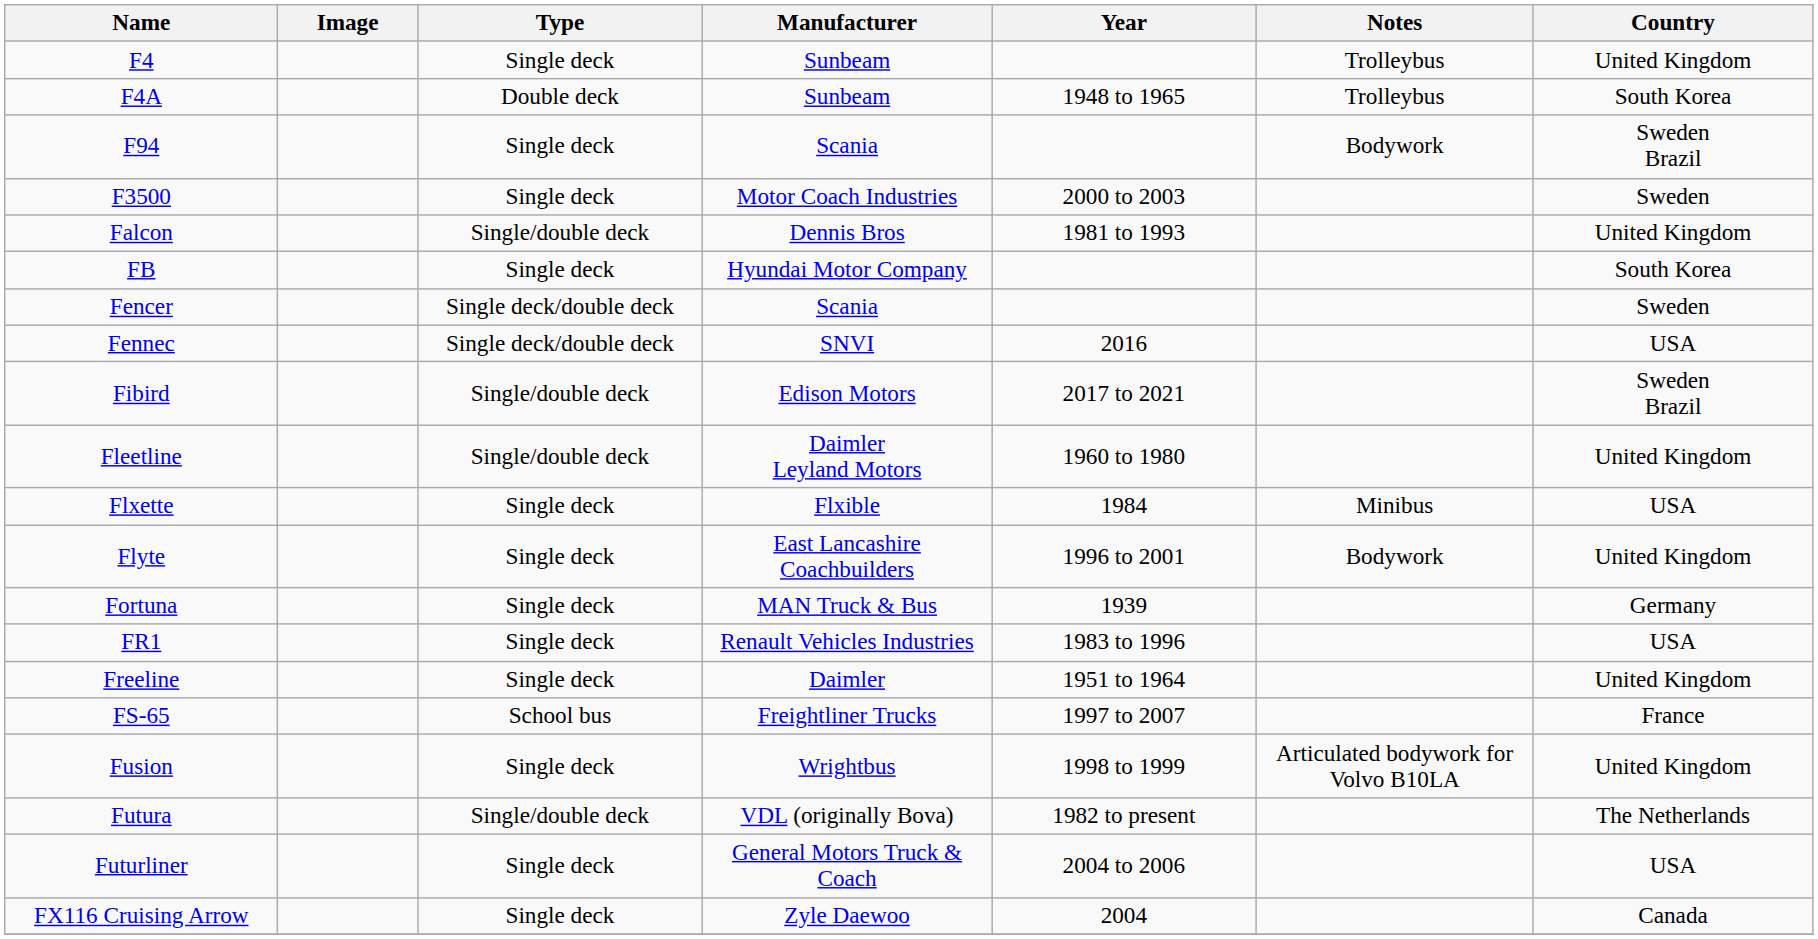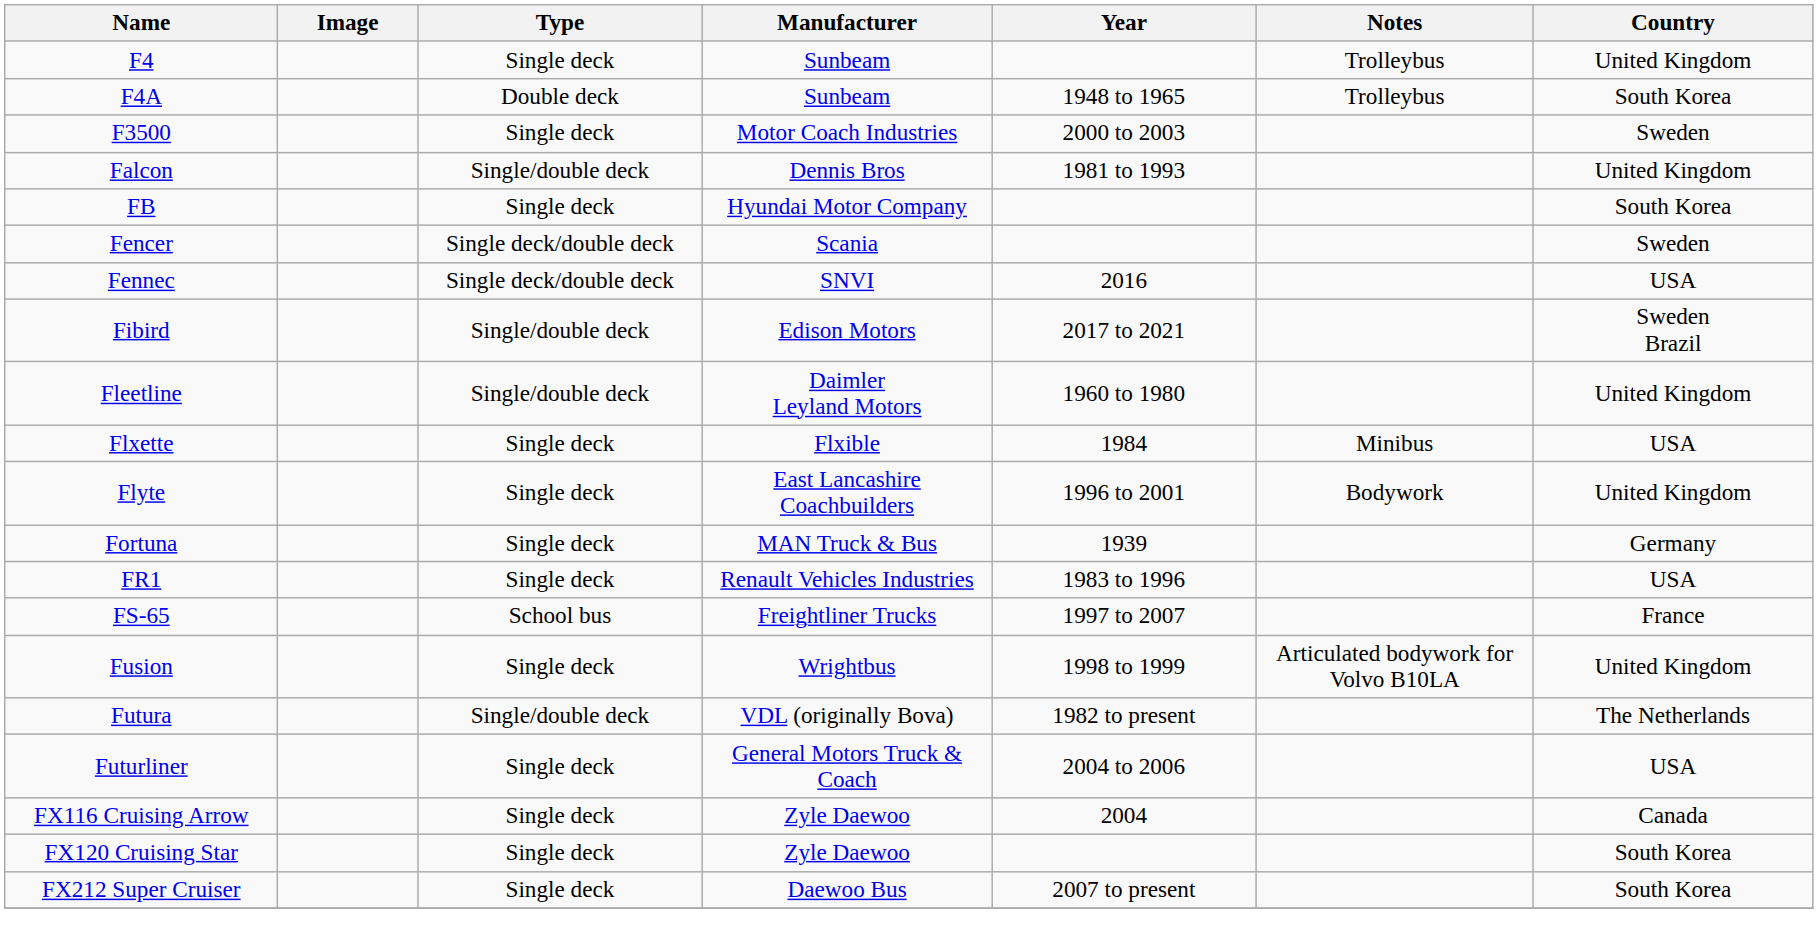- row: (141, 146)
- row: (141, 679)
+ row: (141, 852)
+ row: (141, 889)
